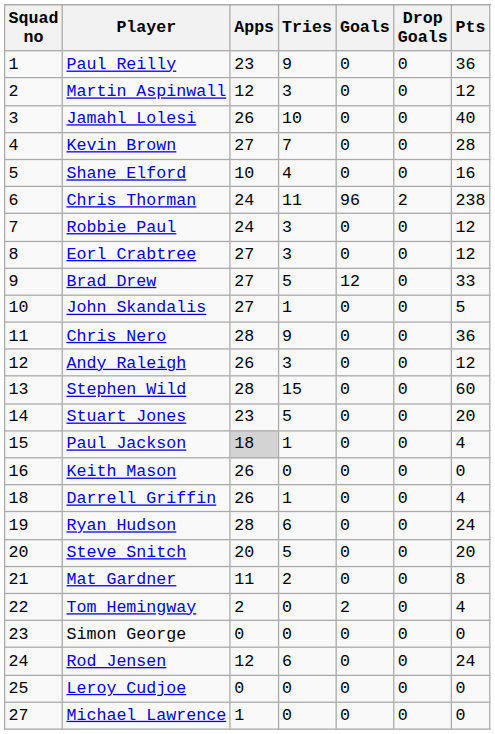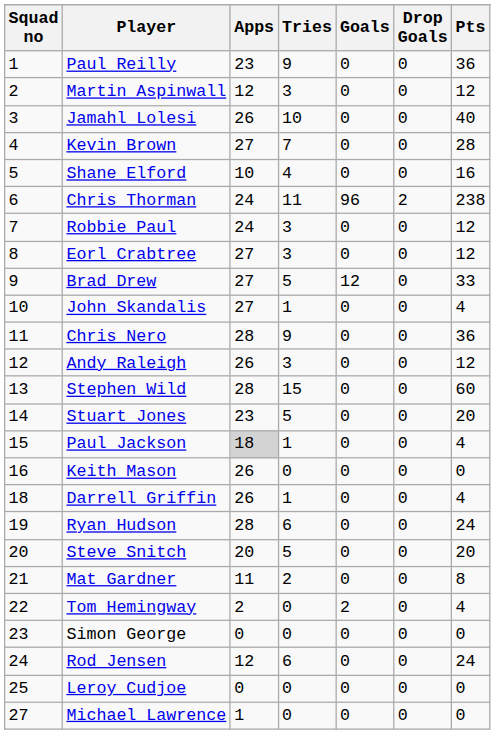(461, 309) 5 -> (461, 309) 4
